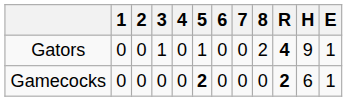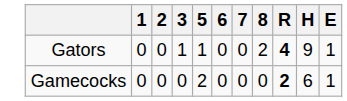- column: (182, 19)
(202, 80) bold -> (202, 80) normal
